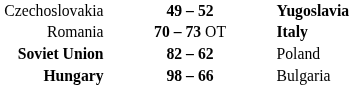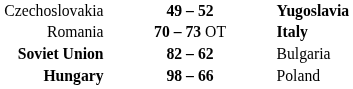(298, 54) Poland -> (304, 54) Bulgaria
(304, 76) Bulgaria -> (298, 76) Poland
